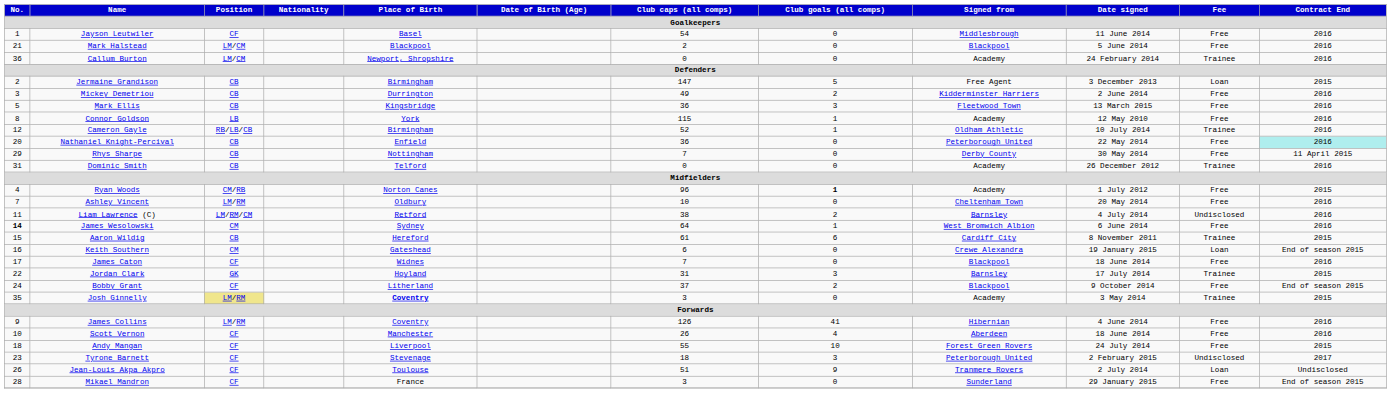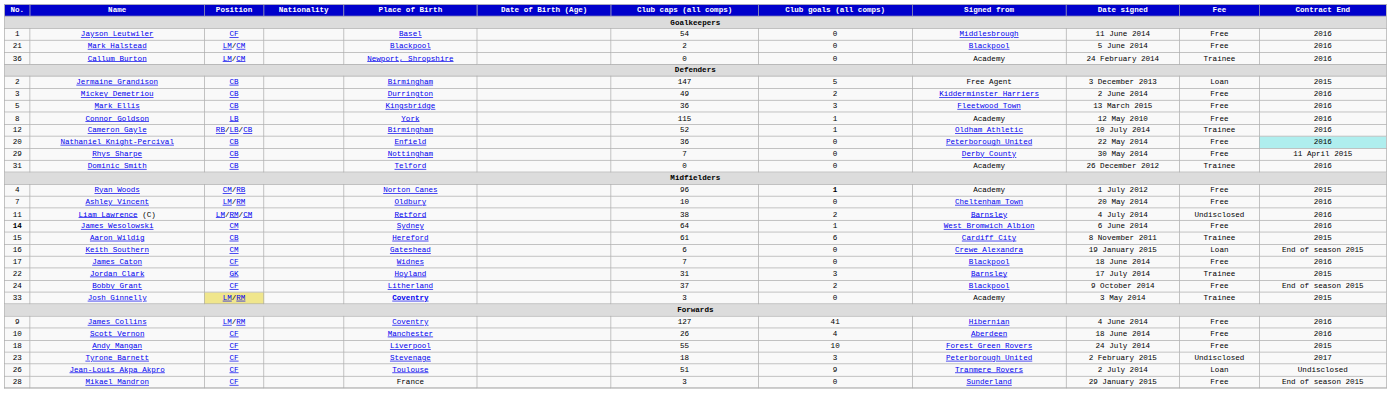(17, 298) 35 -> (17, 298) 33
(685, 322) 126 -> (685, 322) 127
